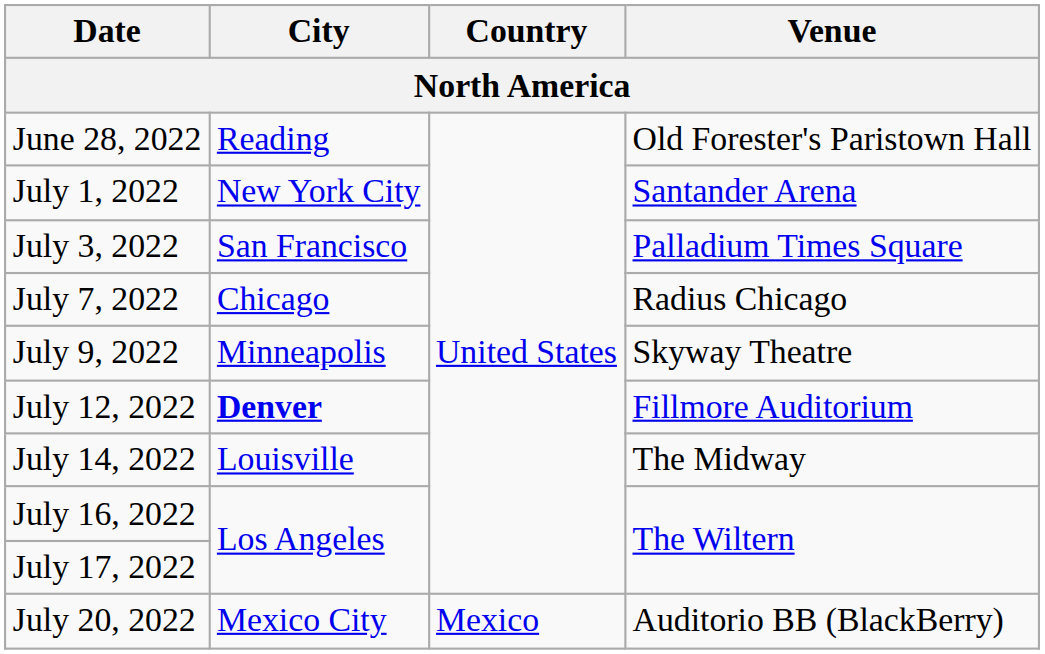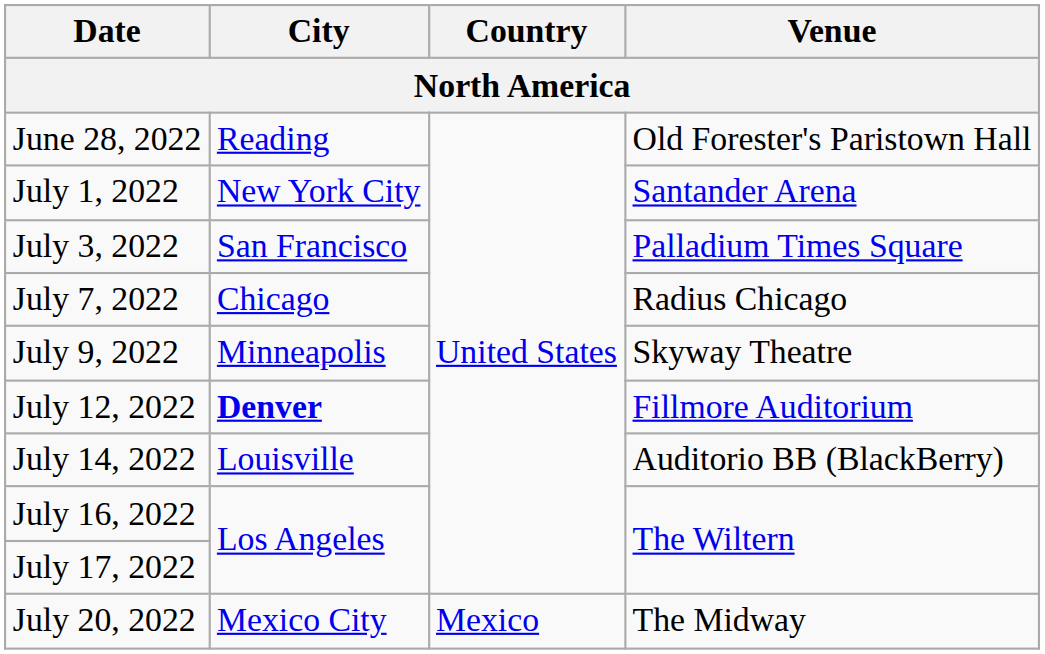(719, 459) The Midway -> (818, 459) Auditorio BB (BlackBerry)
(818, 620) Auditorio BB (BlackBerry) -> (719, 620) The Midway
